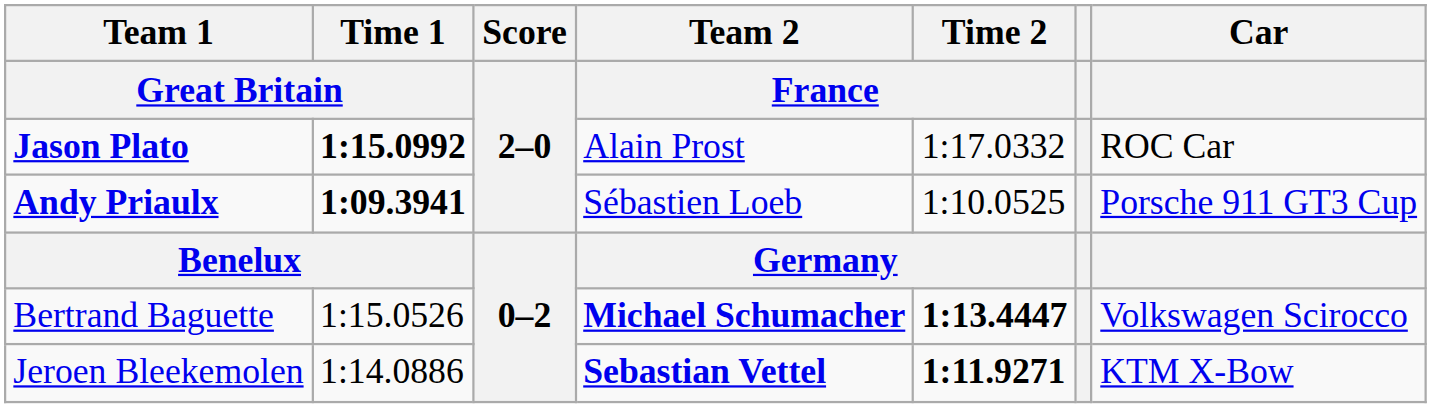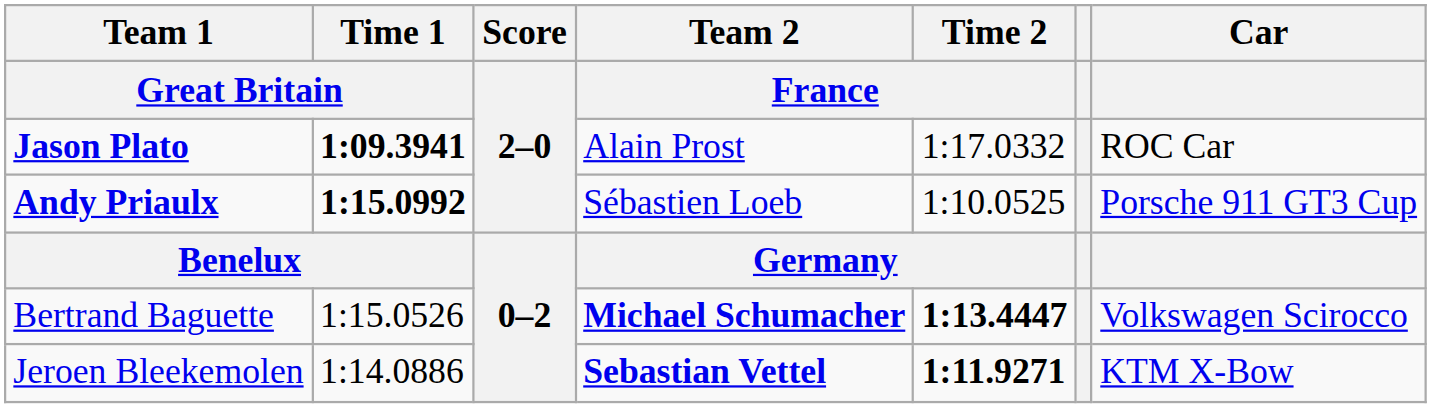(393, 145) 1:15.0992 -> (393, 145) 1:09.3941
(393, 202) 1:09.3941 -> (393, 202) 1:15.0992
